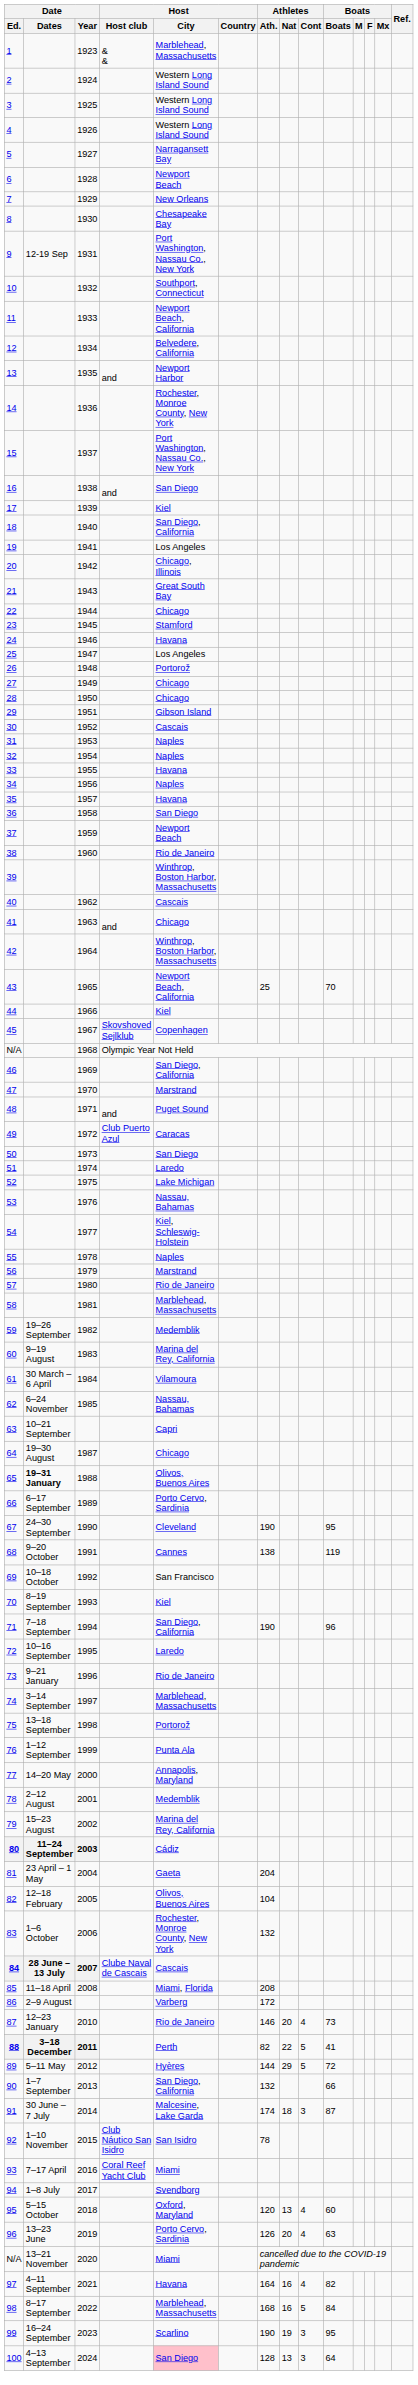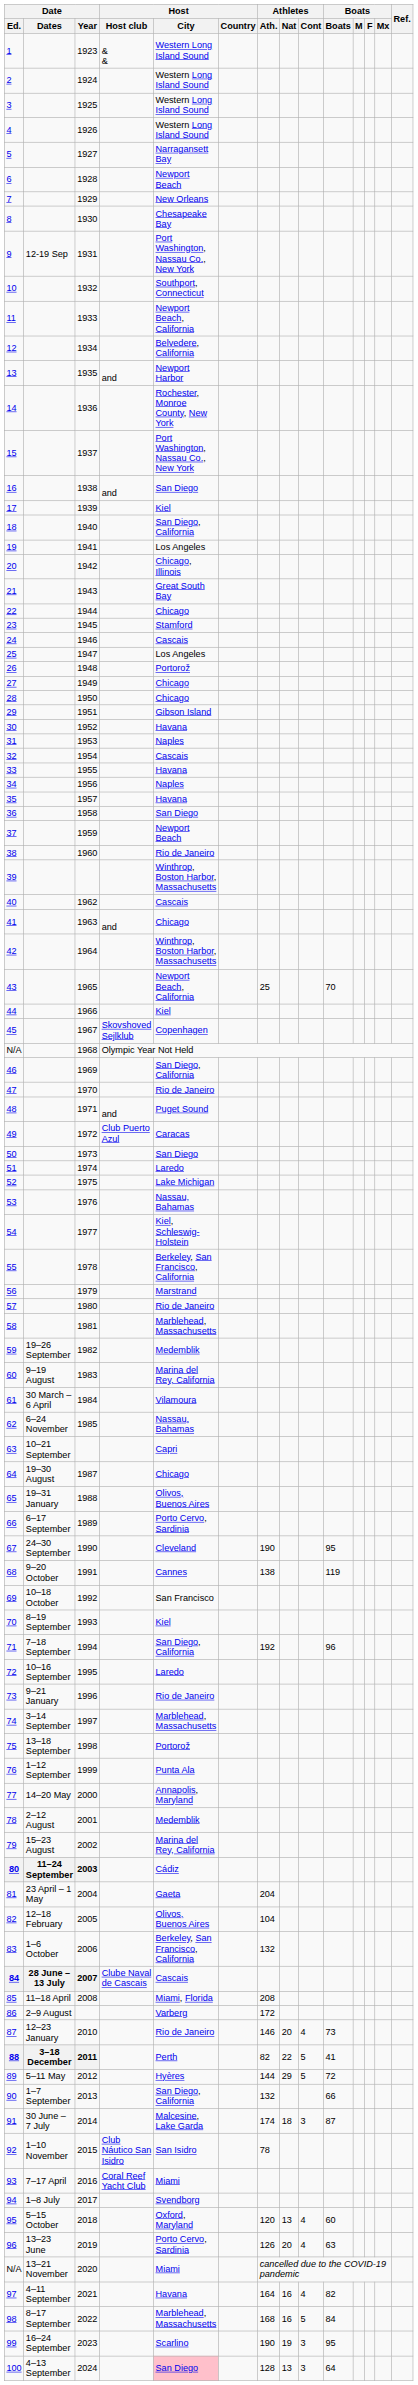(186, 50) Marblehead, Massachusetts -> (184, 50) Western Long Island Sound
(171, 640) Havana -> (172, 640) Cascais
(172, 726) Cascais -> (171, 726) Havana
(170, 755) Naples -> (172, 755) Cascais
(176, 1089) Marstrand -> (185, 1089) Rio de Janeiro
(170, 1256) Naples -> (184, 1267) Berkeley, San Francisco, California
(43, 1478) bold -> (42, 1498) normal
(267, 1626) 190 -> (267, 1647) 192
(181, 1933) Rochester, Monroe County, New York -> (184, 1949) Berkeley, San Francisco, California
